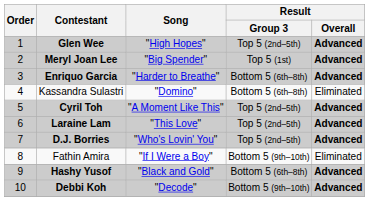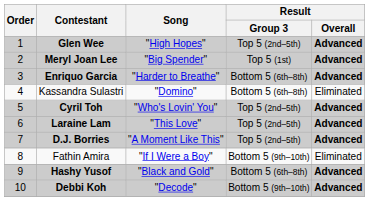(176, 108) "A Moment Like This" -> (176, 108) "Who's Lovin' You"
(176, 140) "Who's Lovin' You" -> (176, 140) "A Moment Like This"
